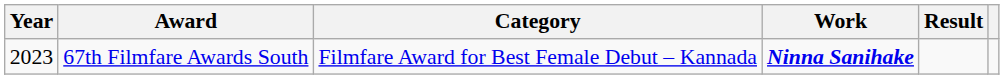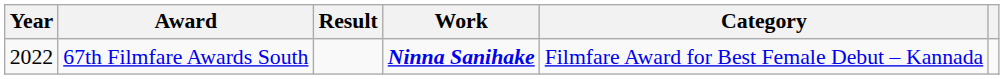columns swapped: (538, 21) <-> (954, 21)
(31, 56) 2023 -> (31, 56) 2022
